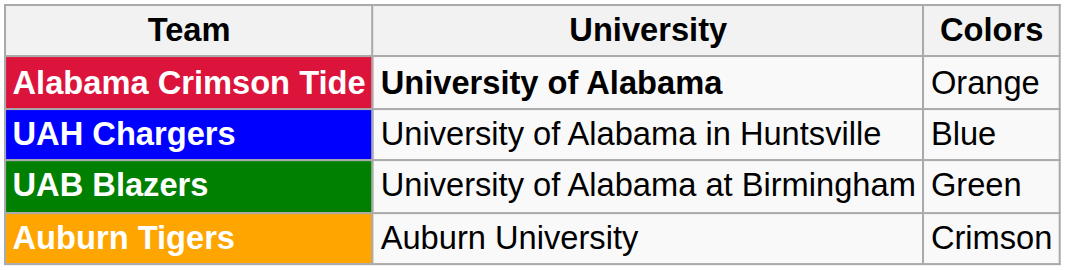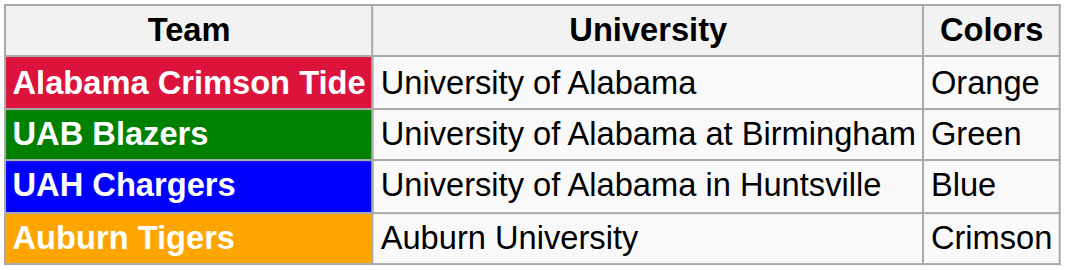(552, 82) bold -> (539, 82) normal
rows swapped: (124, 133) <-> (110, 185)
